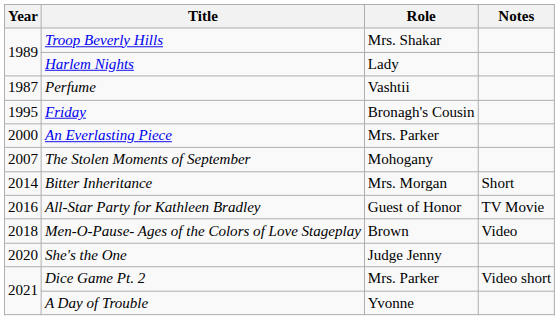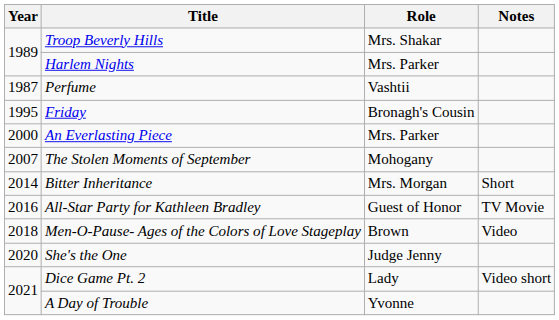(383, 64) Lady -> (403, 64) Mrs. Parker
(403, 278) Mrs. Parker -> (383, 278) Lady
